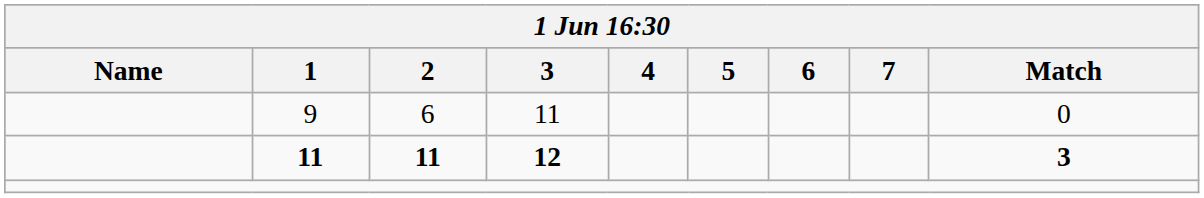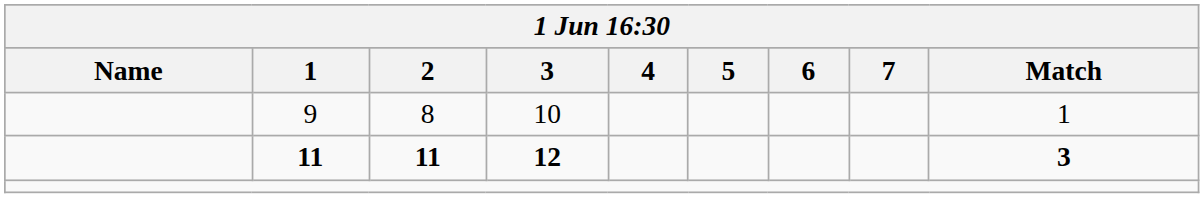(428, 113) 6 -> (428, 113) 8
(547, 113) 11 -> (547, 113) 10
(1064, 113) 0 -> (1064, 113) 1
